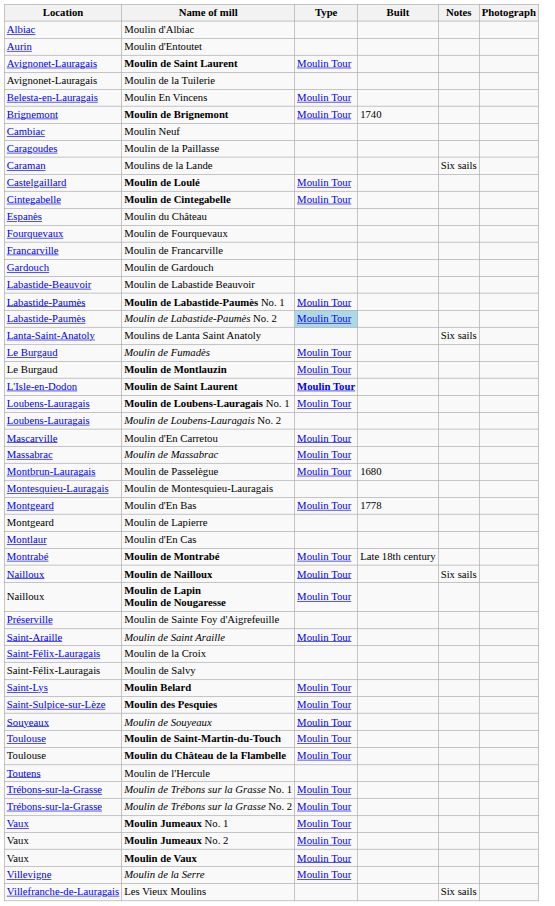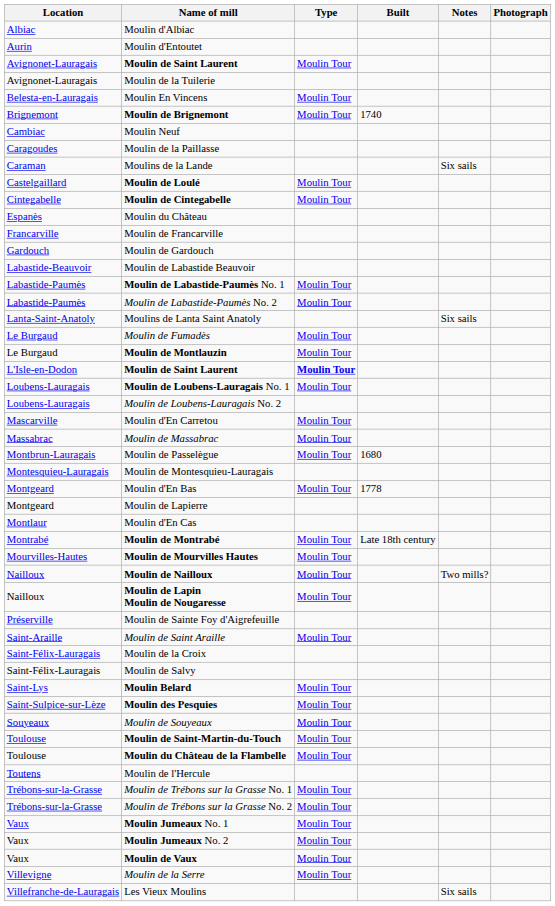- row: (35, 234)
(324, 319) lightblue background -> (324, 302) no background
+ row: (47, 557)
(459, 574) Six sails -> (465, 574) Two mills?
